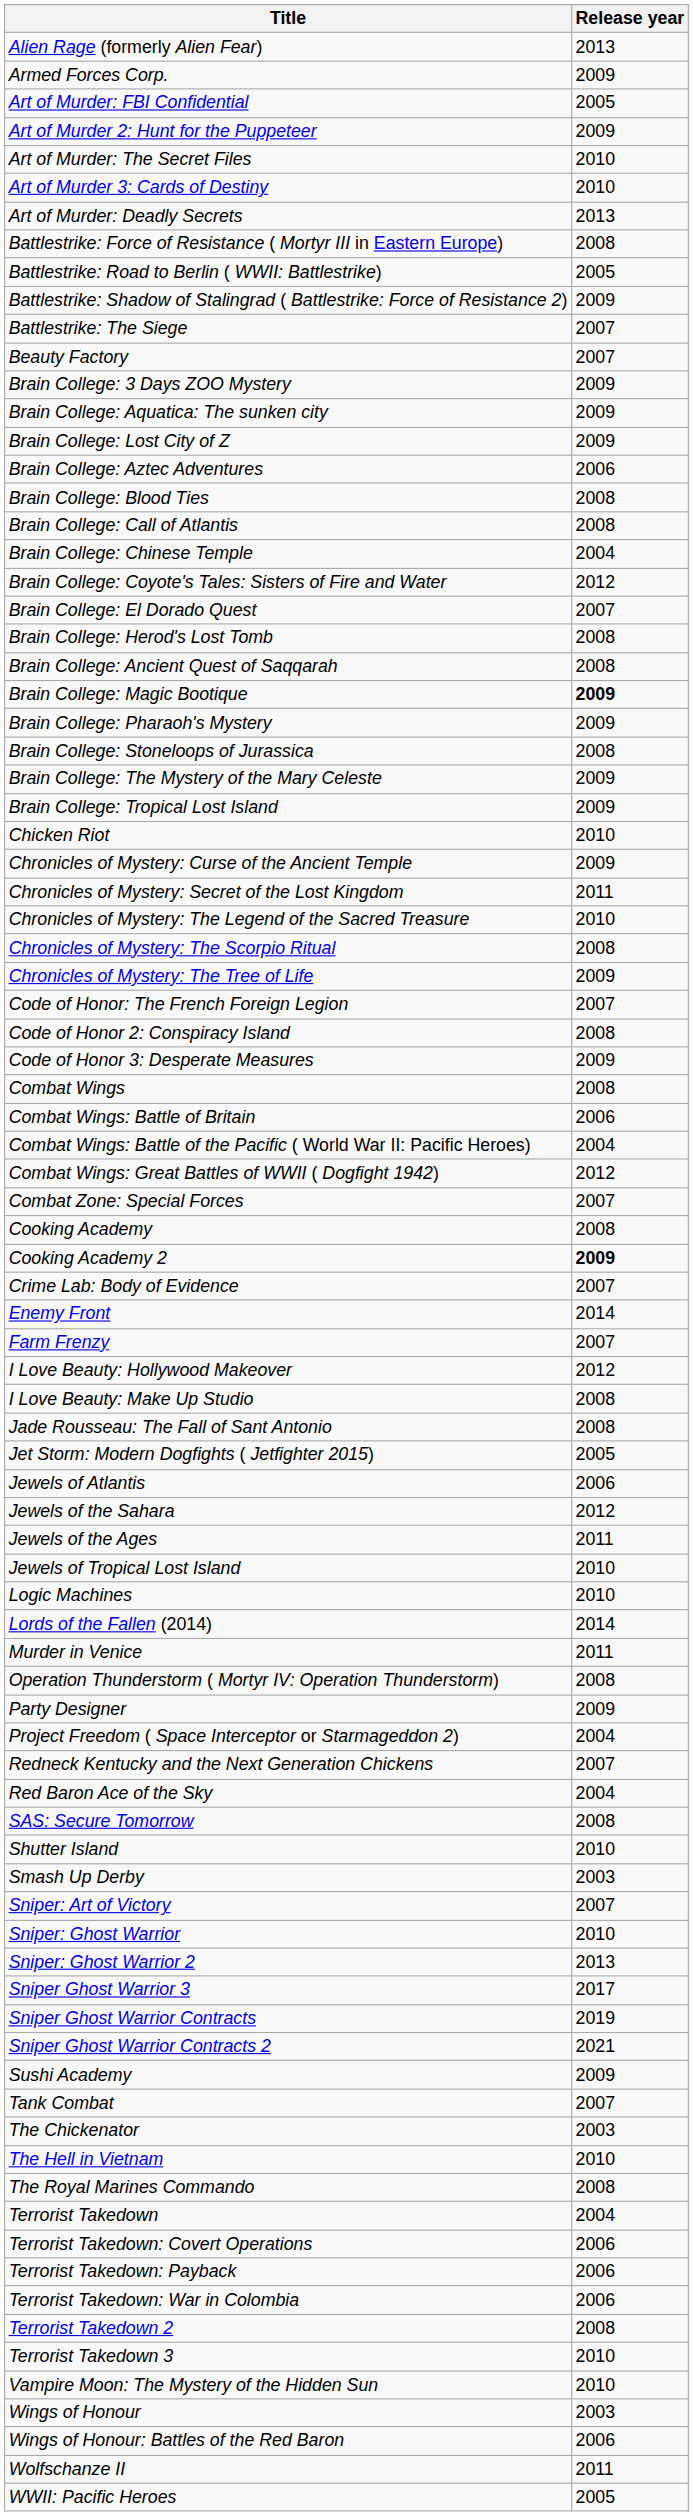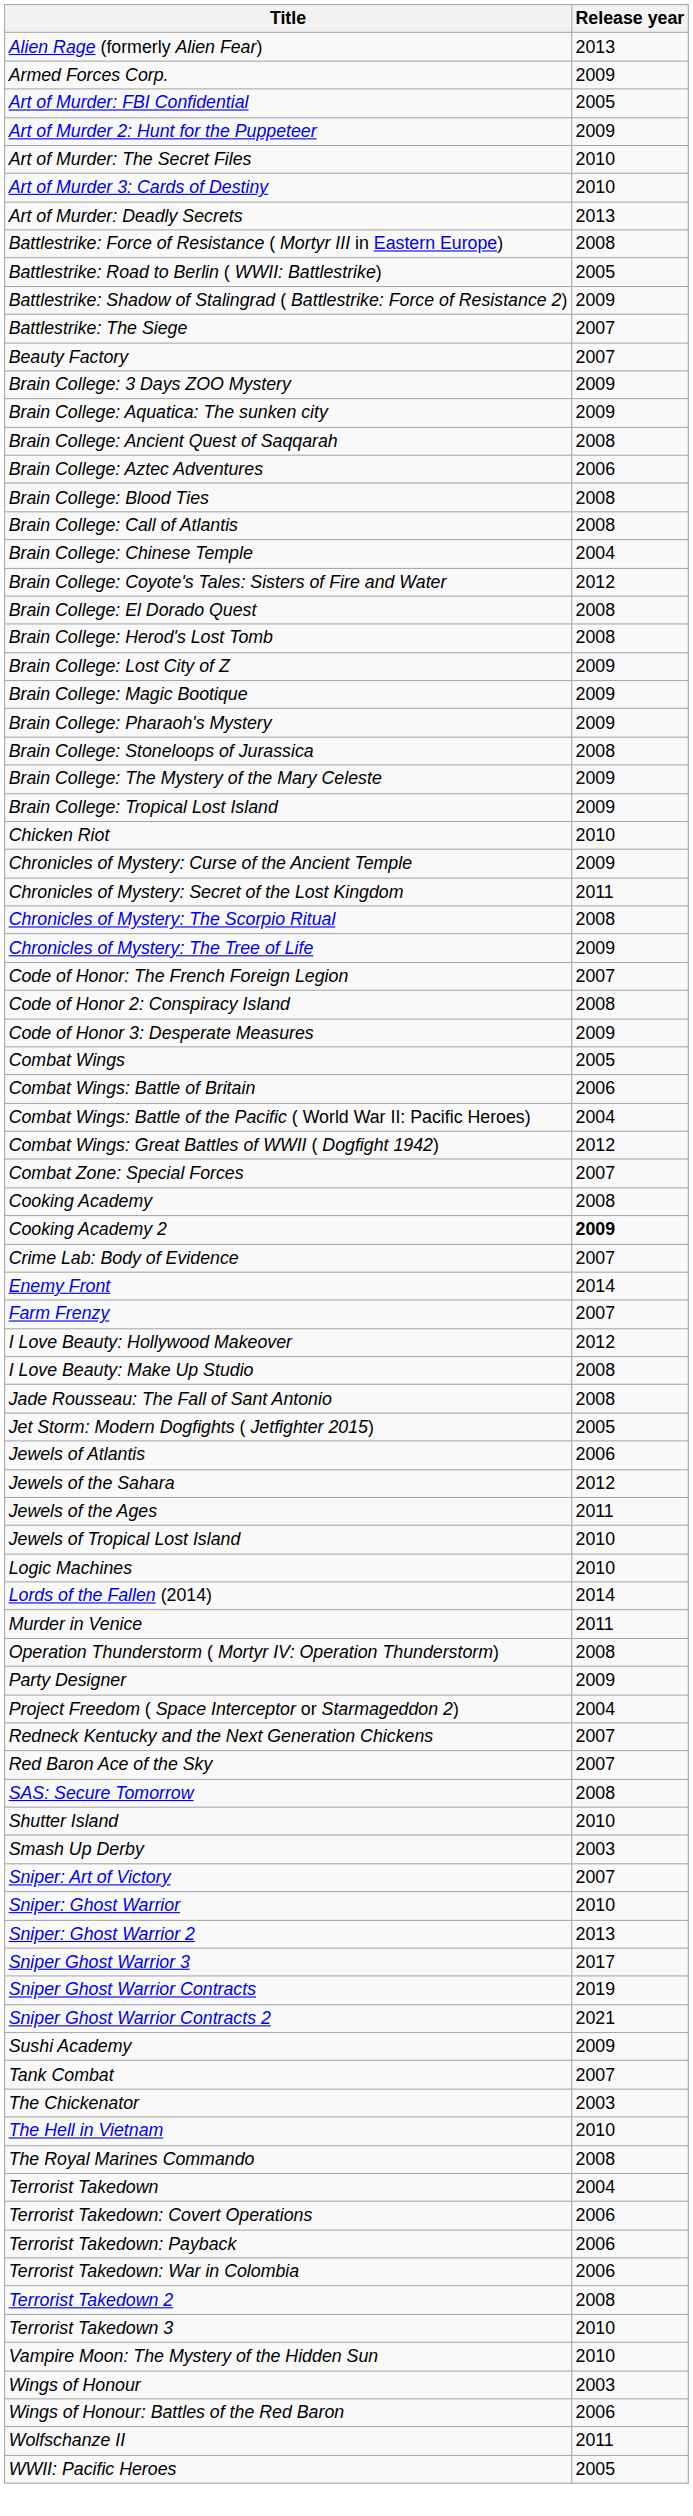rows swapped: (173, 666) <-> (119, 441)
(595, 610) 2007 -> (595, 610) 2008
(595, 694) bold -> (595, 694) normal
- row: (239, 919)
(595, 1088) 2008 -> (595, 1060) 2005
(595, 1793) 2004 -> (595, 1764) 2007
